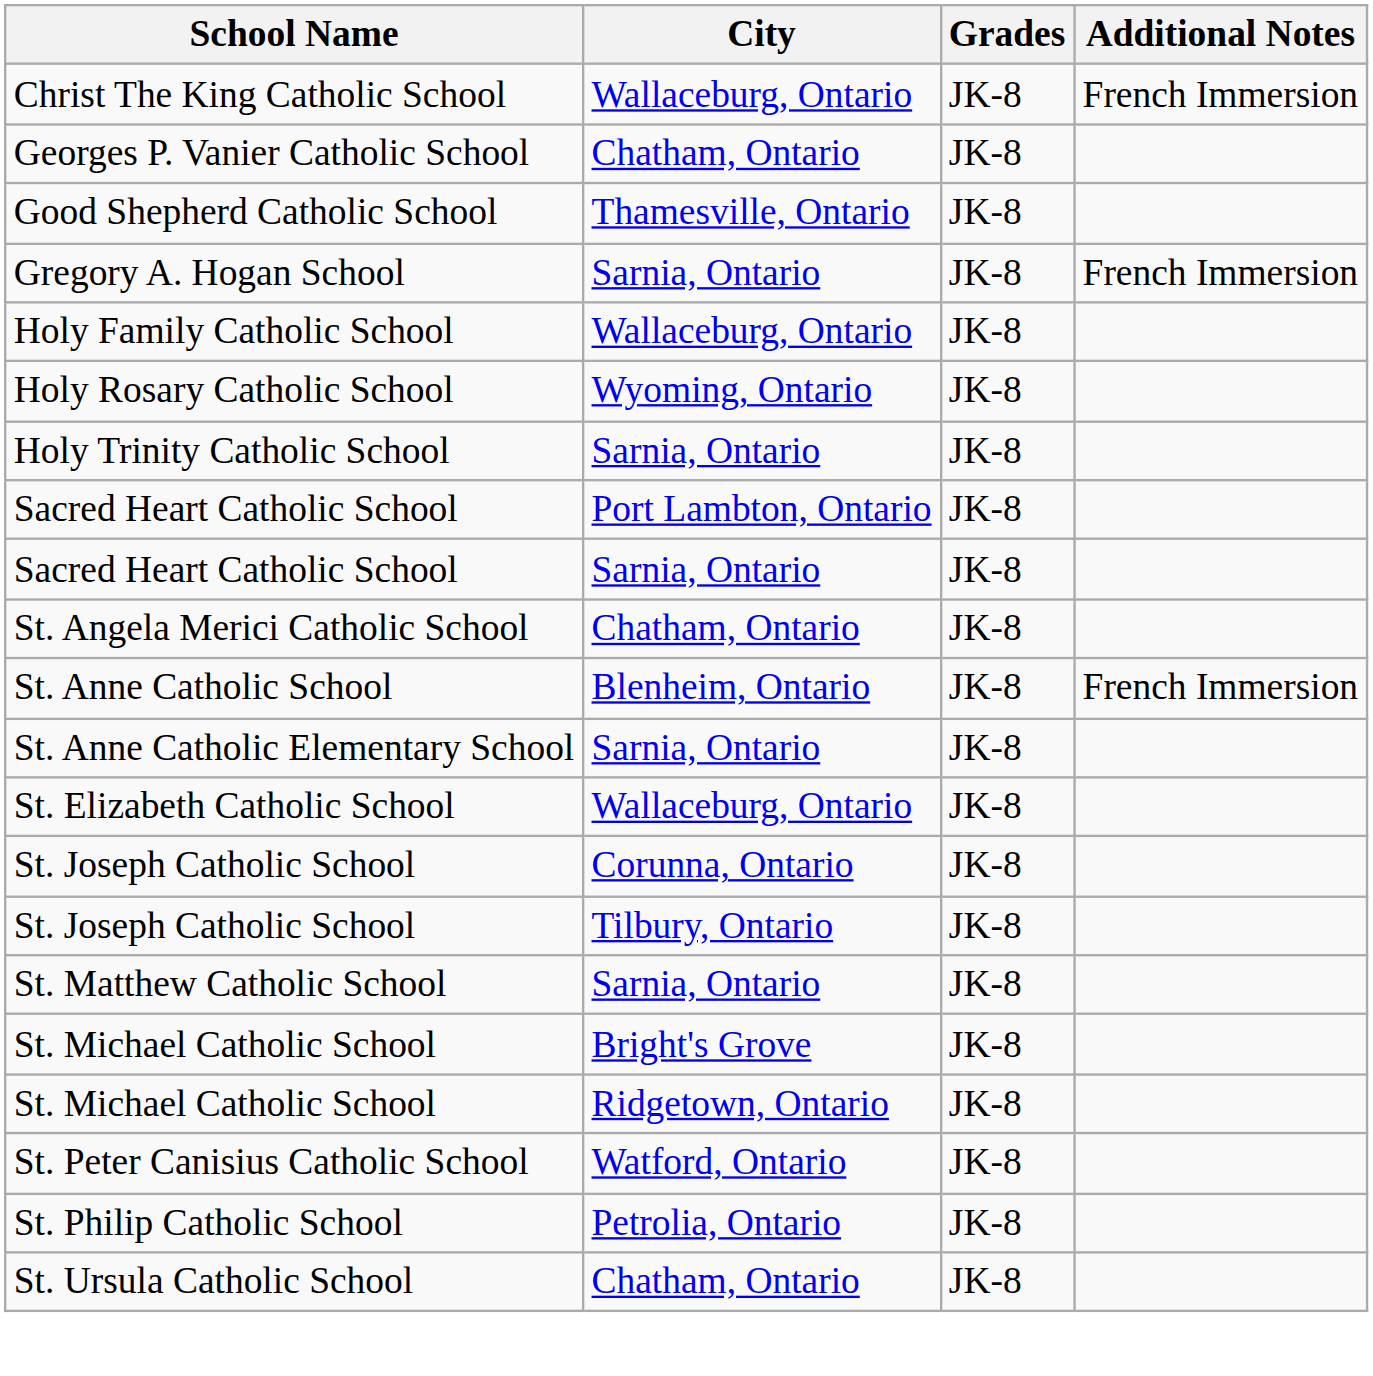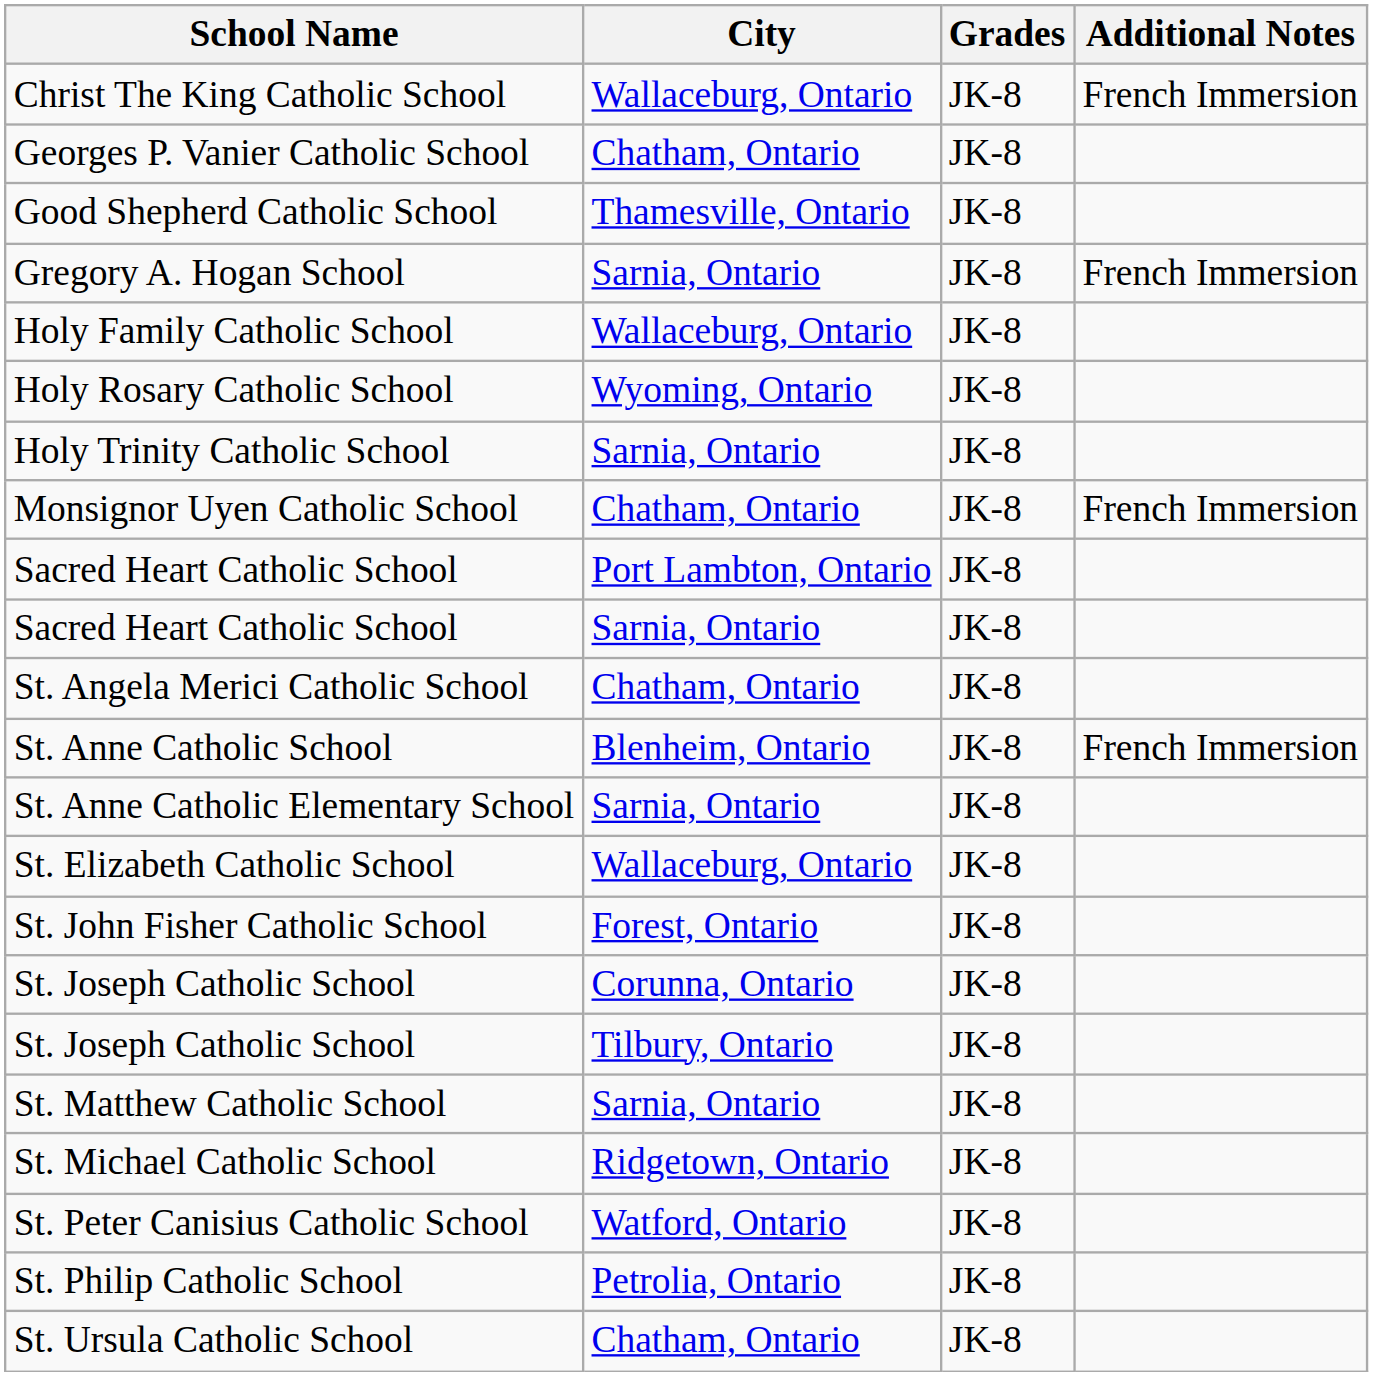+ row: (266, 509)
+ row: (250, 924)
- row: (225, 1043)
